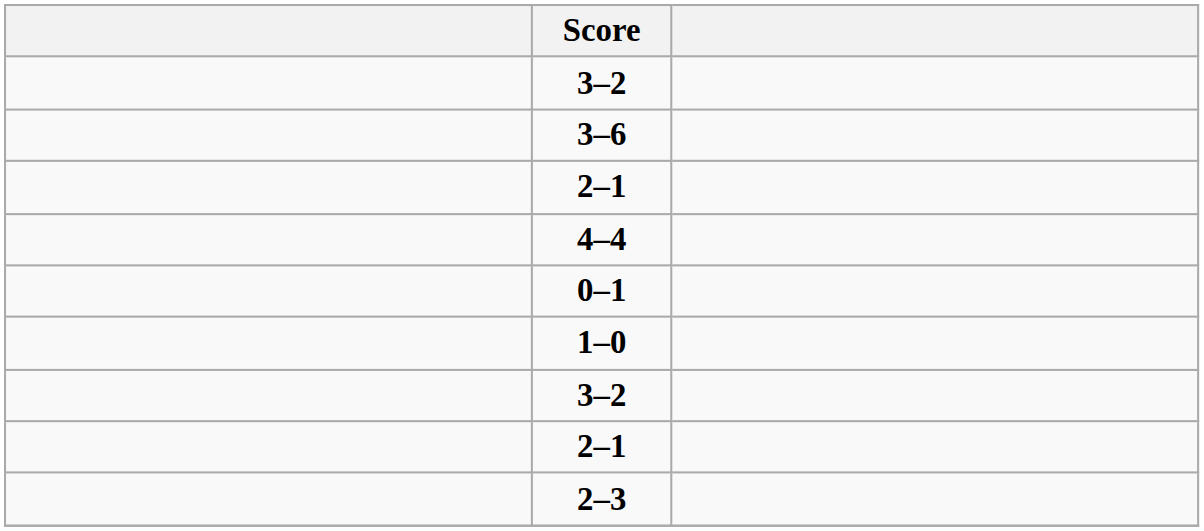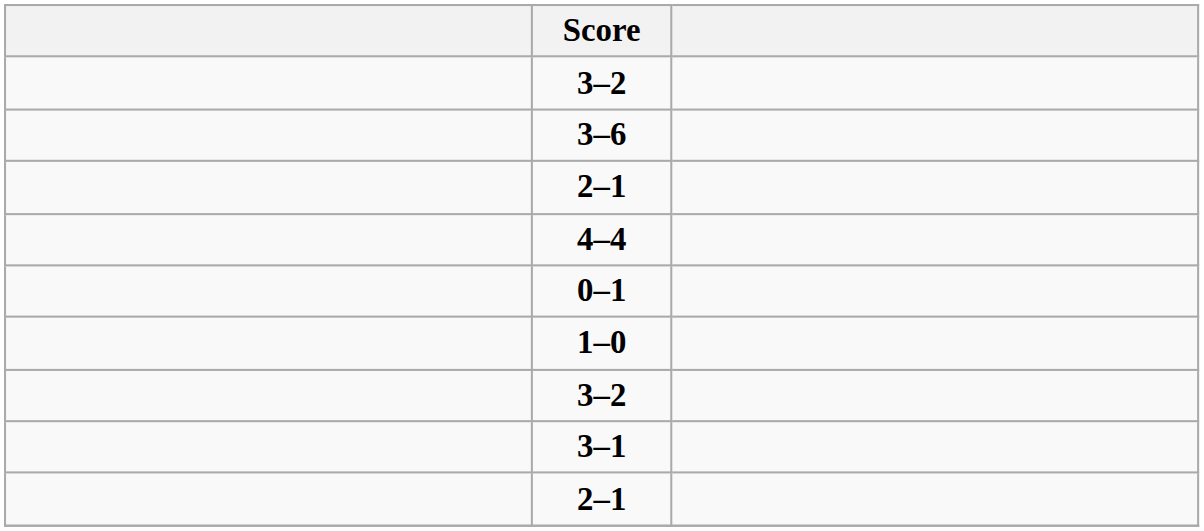+ row: (269, 447)
- row: (269, 499)
